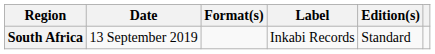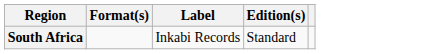- column: (144, 15)
